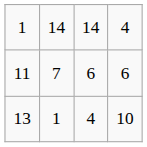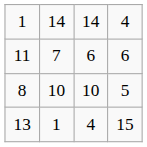+ row: (22, 90)
(125, 118) 10 -> (125, 124) 15
